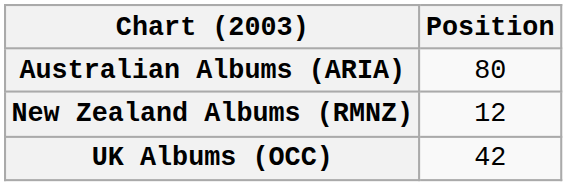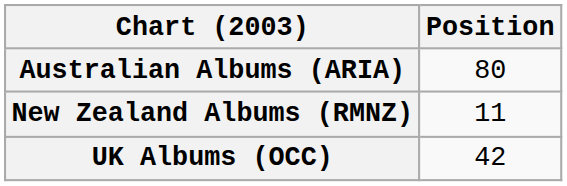(490, 114) 12 -> (490, 114) 11
